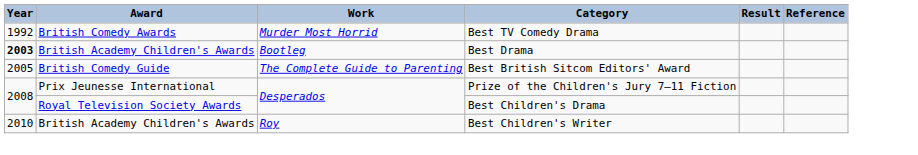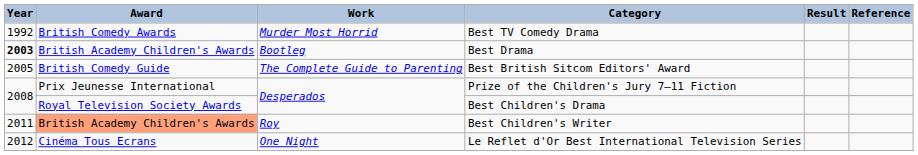(20, 123) 2010 -> (20, 123) 2011
(147, 123) no background -> (147, 123) lightsalmon background
+ row: (635, 141)
